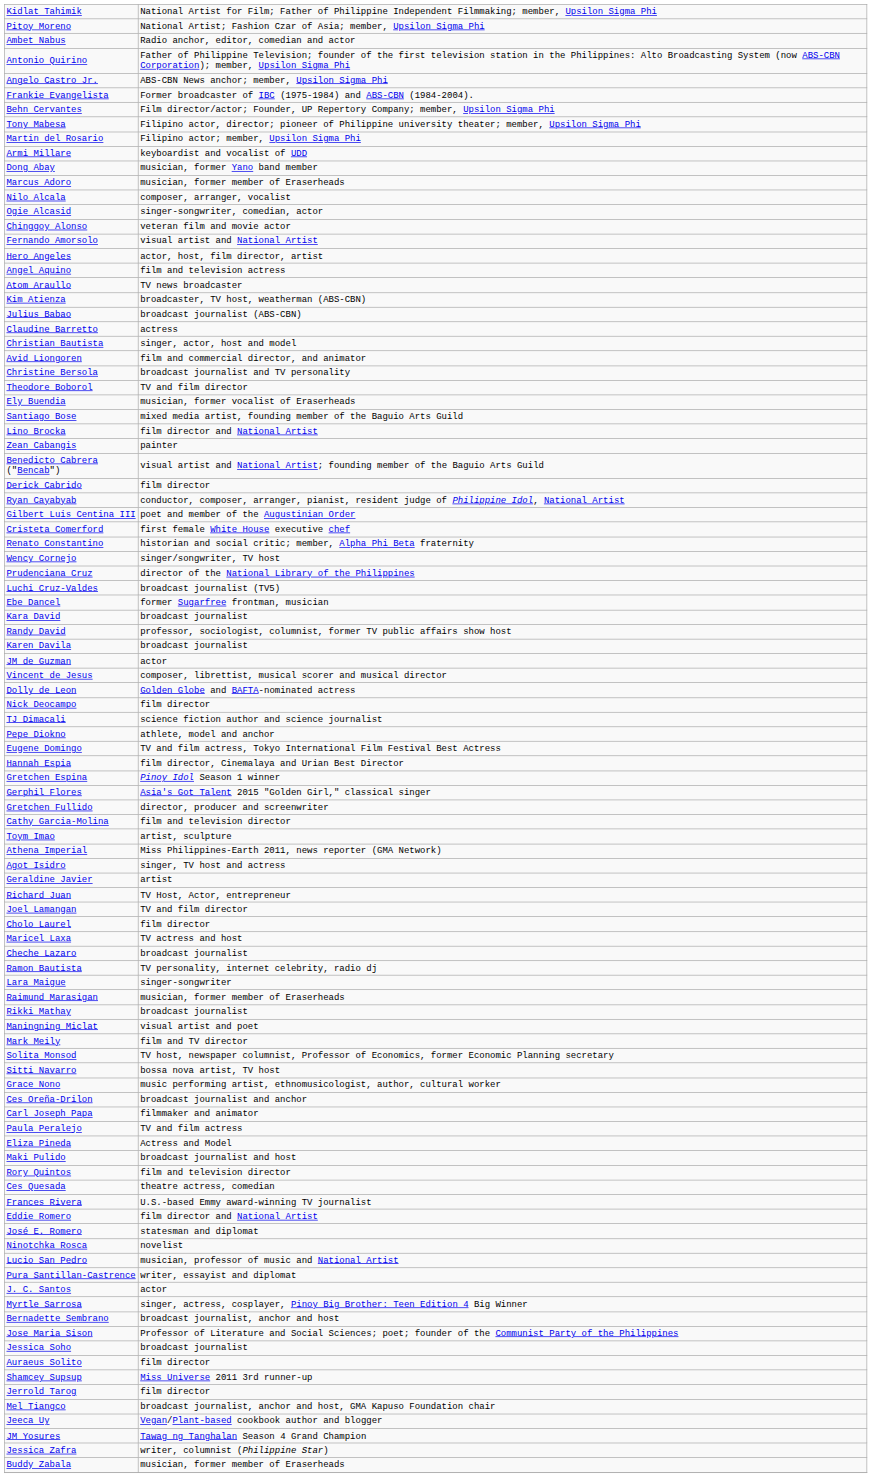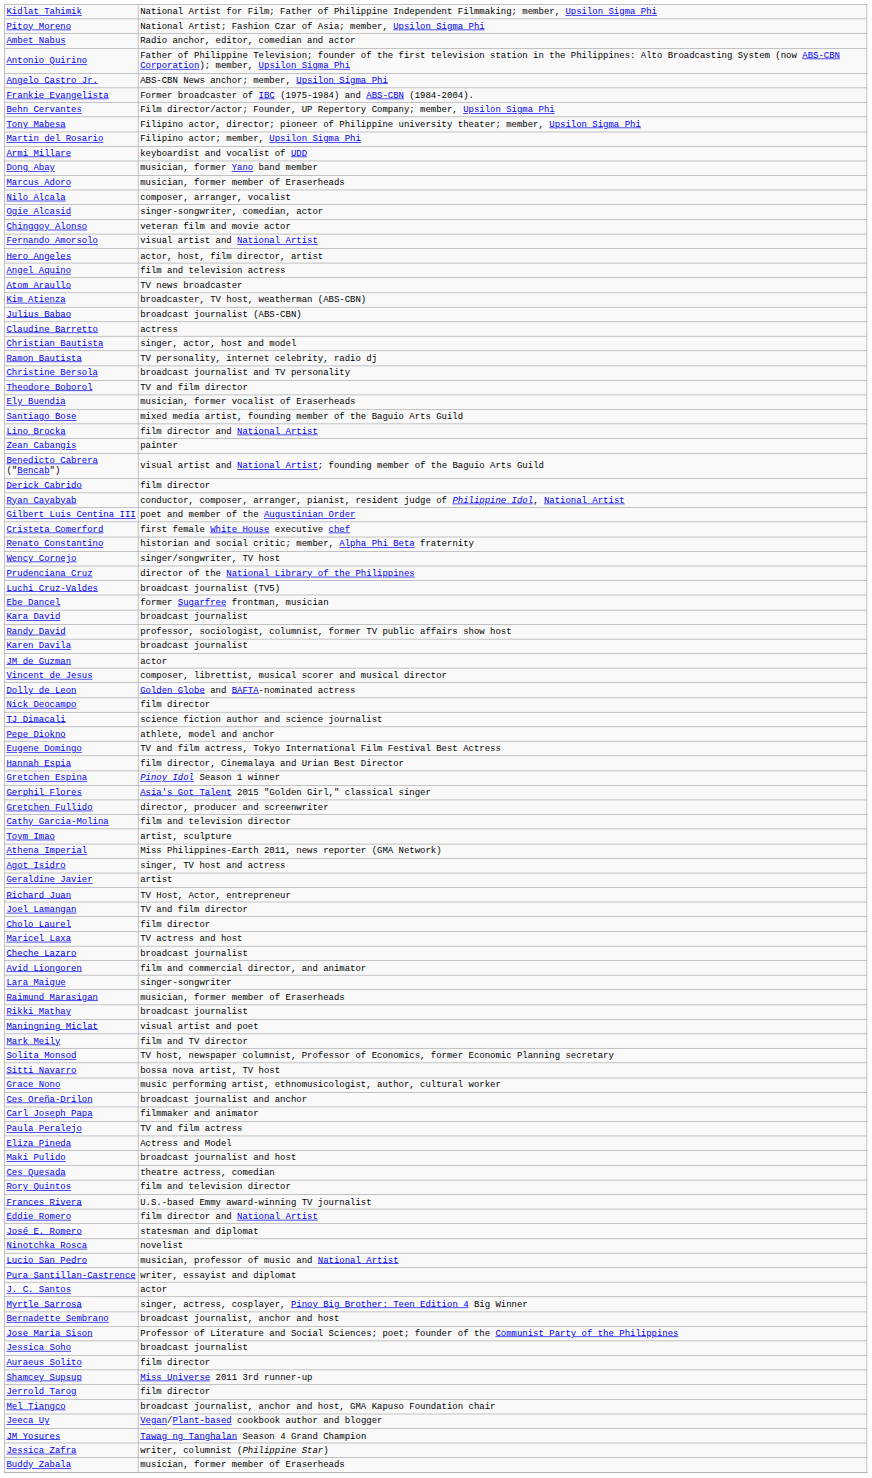rows swapped: (44, 968) <-> (44, 358)
rows swapped: (36, 1187) <-> (39, 1173)
